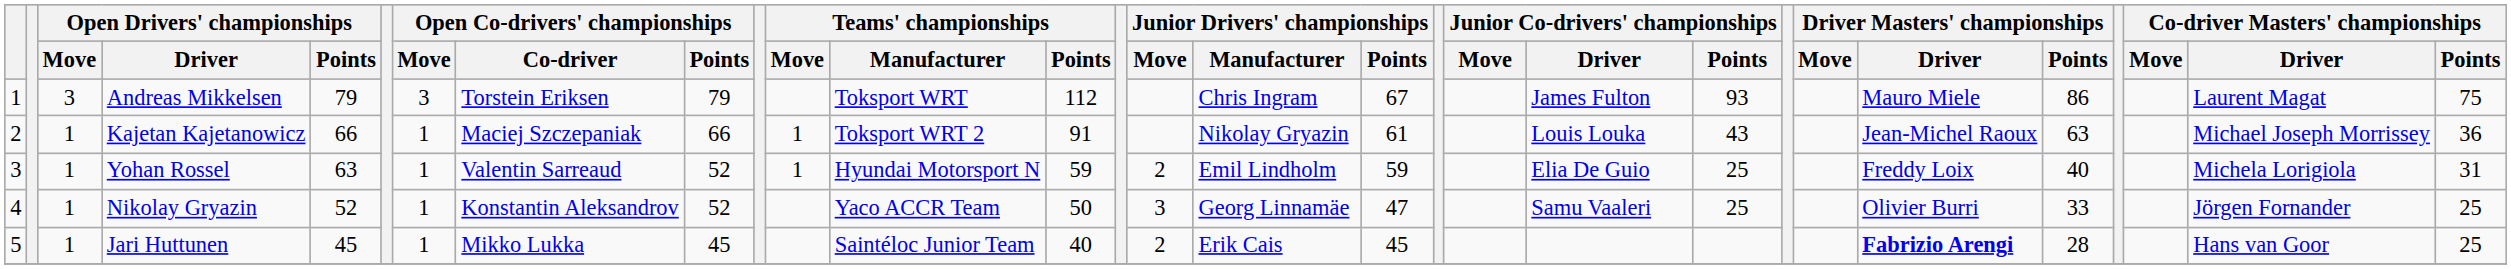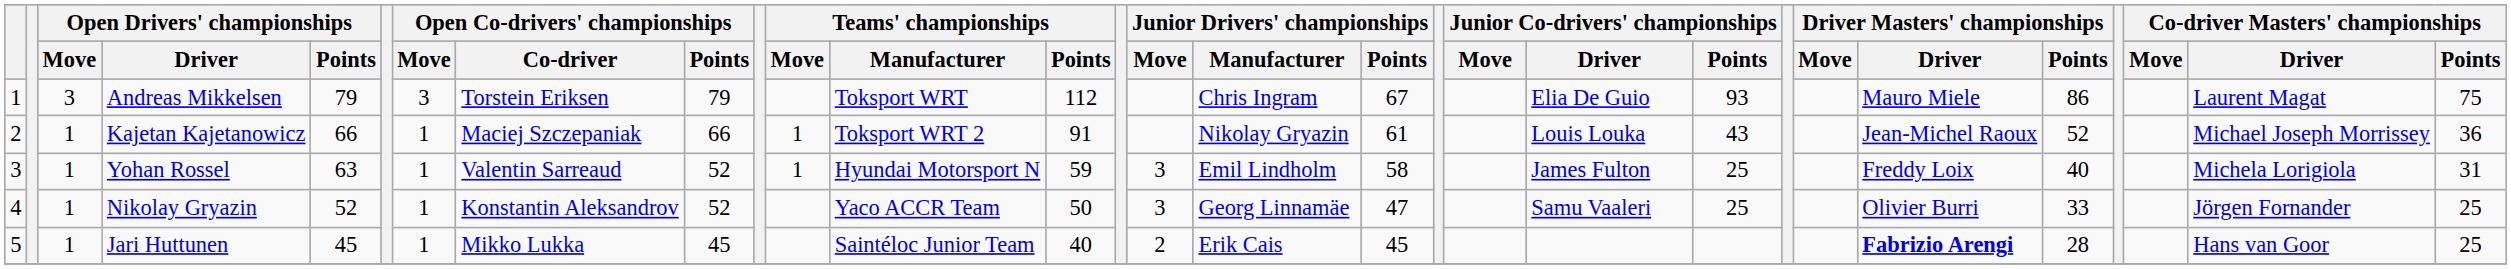(1591, 96) James Fulton -> (1590, 96) Elia De Guio
(2078, 133) 63 -> (2078, 133) 52
(1160, 170) 2 -> (1160, 170) 3
(1397, 170) 59 -> (1397, 170) 58
(1590, 170) Elia De Guio -> (1591, 170) James Fulton
